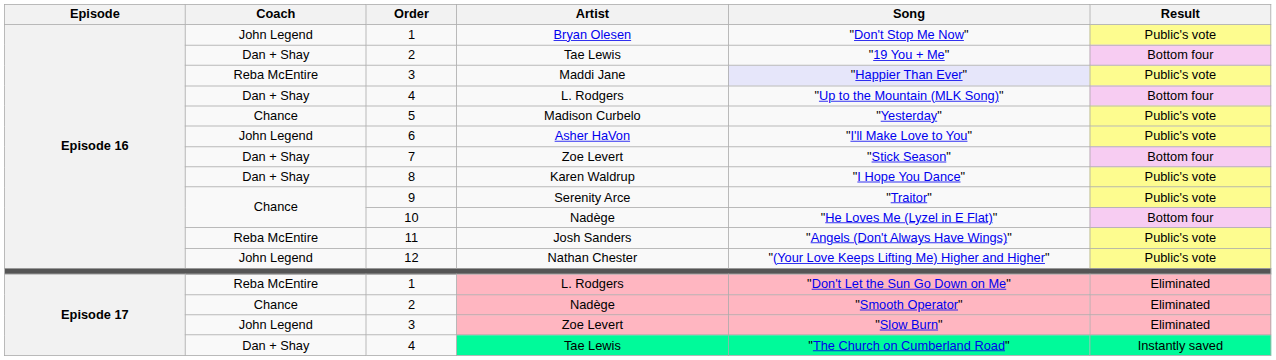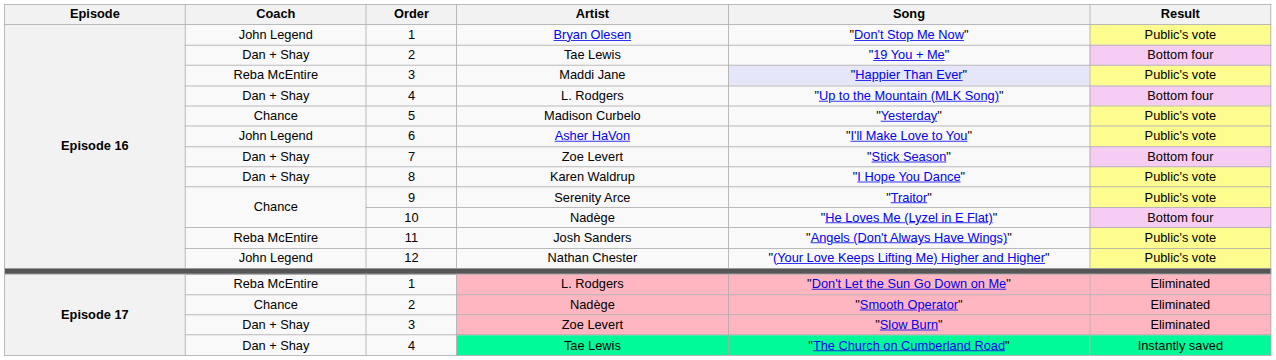(276, 325) John Legend -> (276, 325) Dan + Shay
